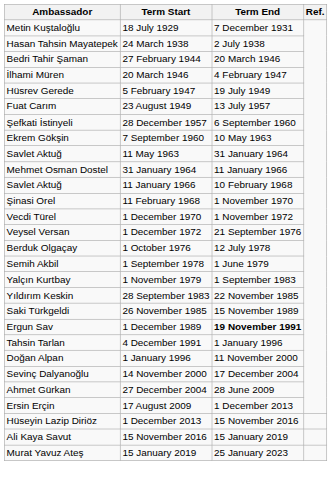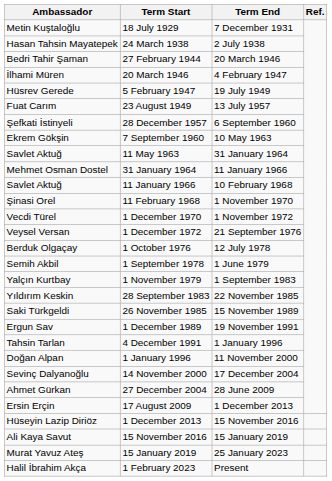(258, 327) bold -> (256, 327) normal
+ row: (159, 468)
